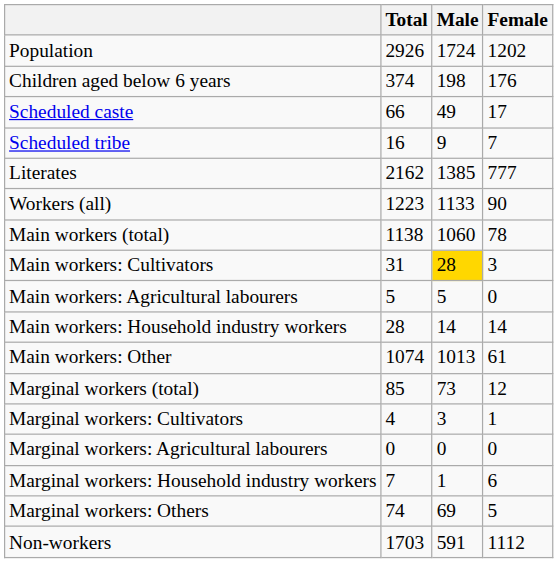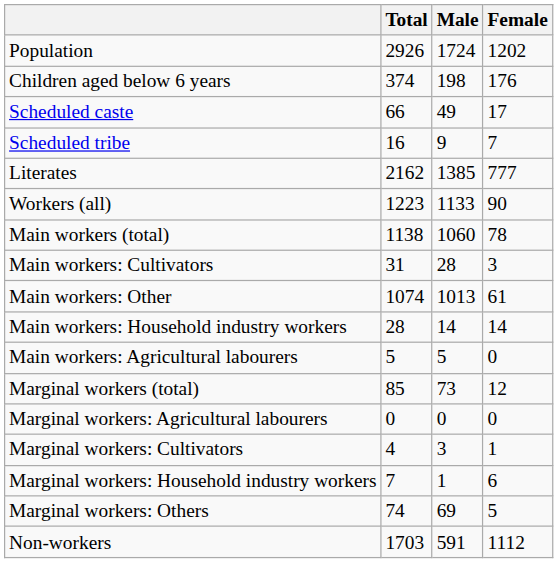(446, 265) gold background -> (446, 265) no background
rows swapped: (153, 296) <-> (90, 357)
rows swapped: (126, 419) <-> (168, 449)
